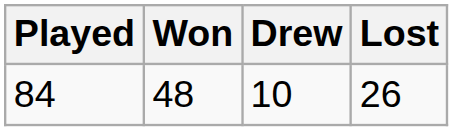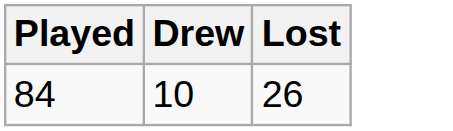- column: (193, 34)
